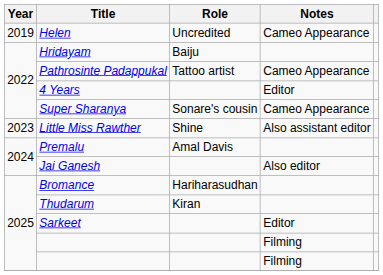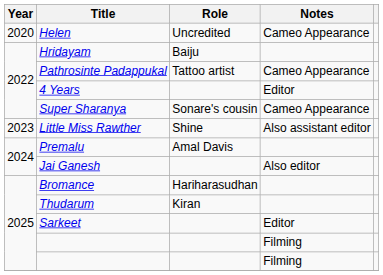(20, 33) 2019 -> (20, 33) 2020
